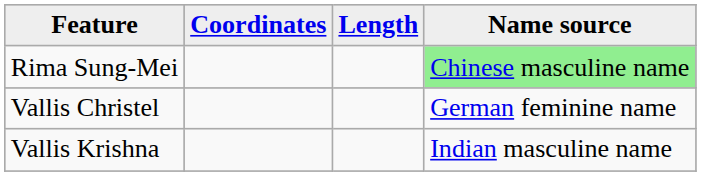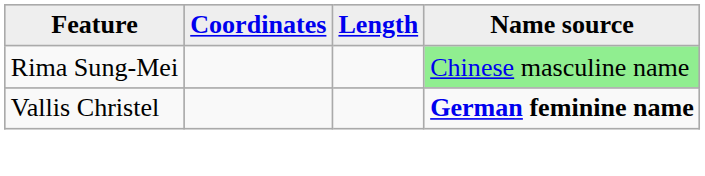(553, 107) normal -> (562, 107) bold
- row: (85, 149)
